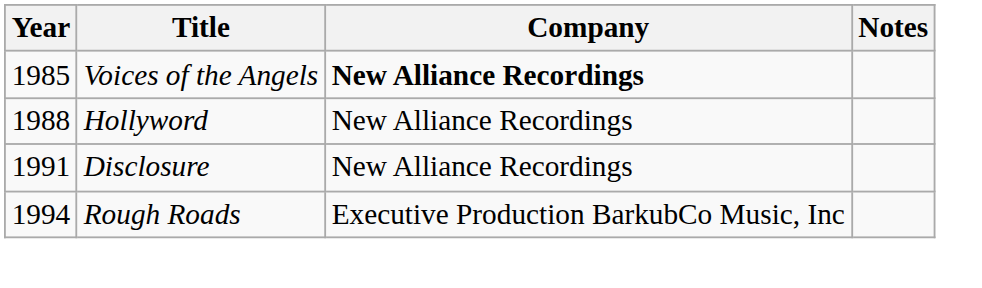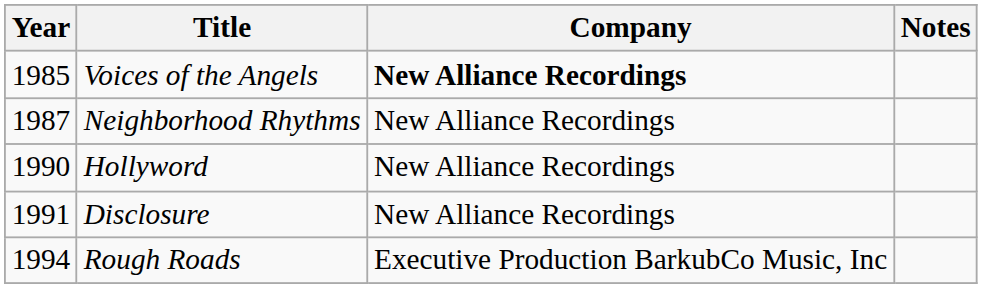+ row: (222, 120)
(41, 120) 1988 -> (41, 167) 1990
